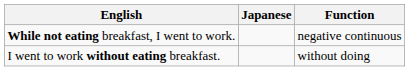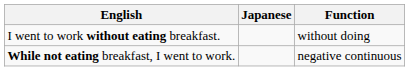rows swapped: (121, 35) <-> (114, 55)
